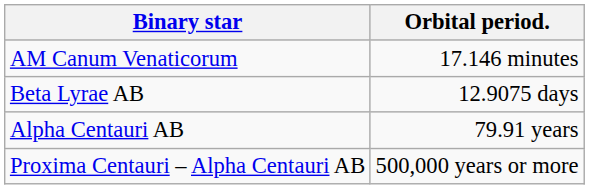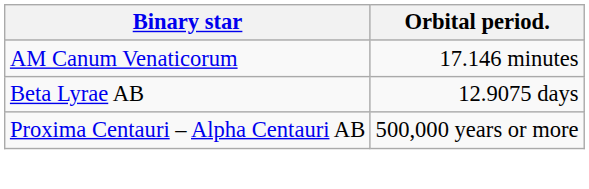- row: (97, 129)
